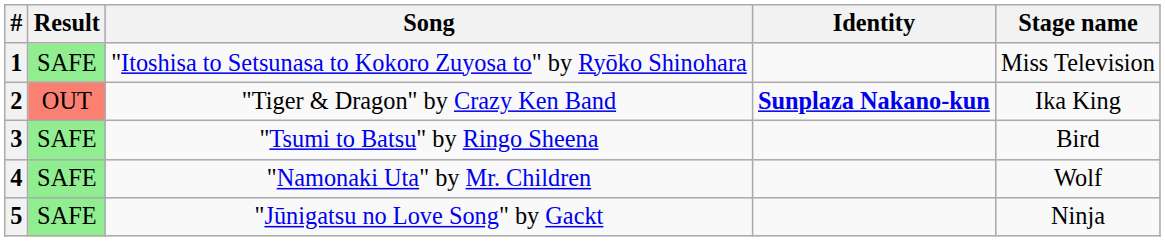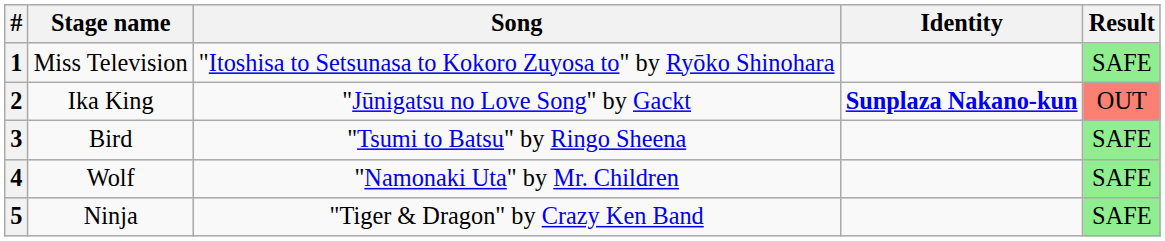columns swapped: (1078, 23) <-> (67, 23)
(429, 100) "Tiger & Dragon" by Crazy Ken Band -> (517, 100) "Jūnigatsu no Love Song" by Gackt
(429, 216) "Jūnigatsu no Love Song" by Gackt -> (517, 216) "Tiger & Dragon" by Crazy Ken Band
